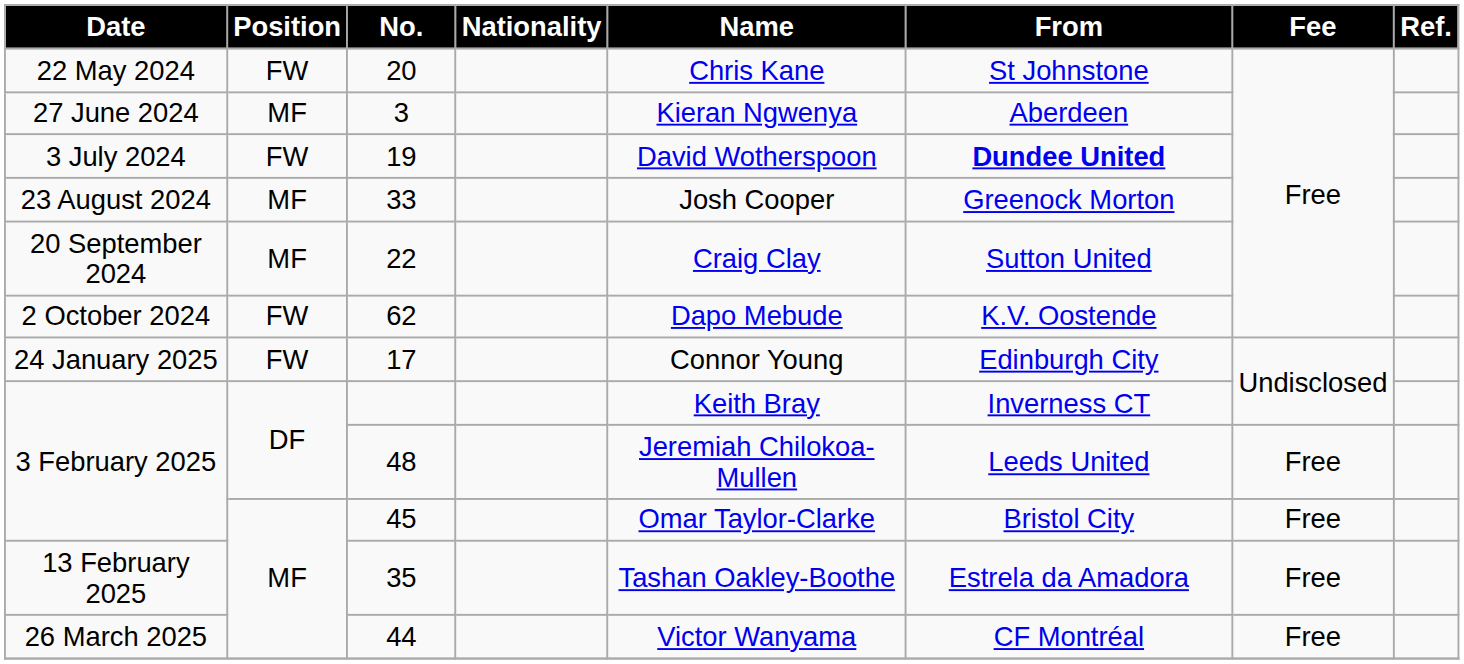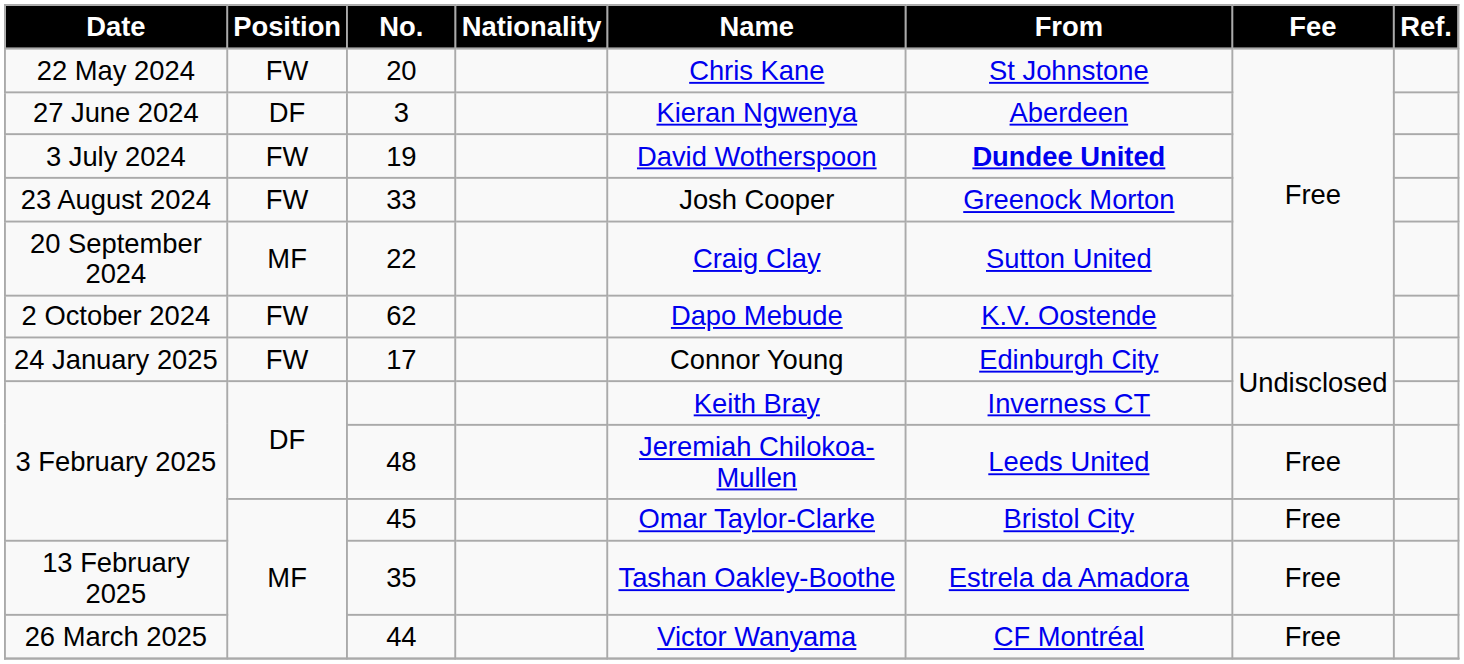(287, 113) MF -> (287, 113) DF
(287, 200) MF -> (287, 200) FW
